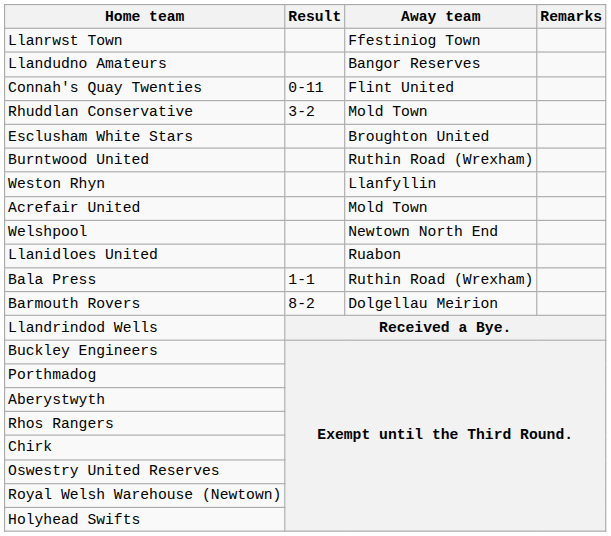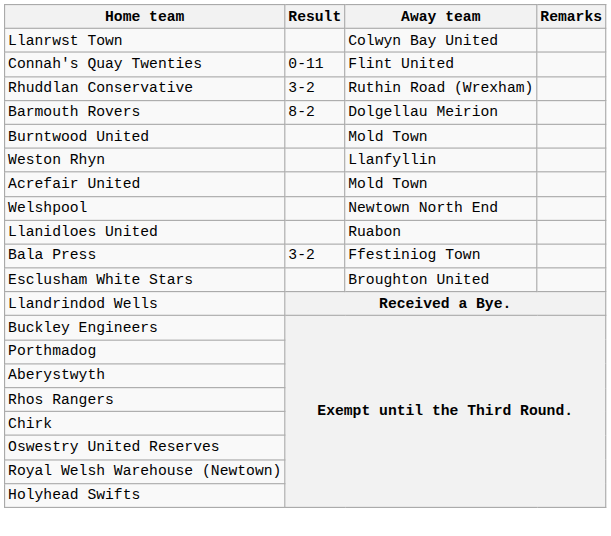(414, 40) Ffestiniog Town -> (423, 40) Colwyn Bay United
- row: (87, 64)
(388, 112) Mold Town -> (441, 88) Ruthin Road (Wrexham)
rows swapped: (101, 136) <-> (74, 304)
(441, 160) Ruthin Road (Wrexham) -> (388, 136) Mold Town
(302, 280) 1-1 -> (302, 256) 3-2
(441, 280) Ruthin Road (Wrexham) -> (414, 256) Ffestiniog Town
